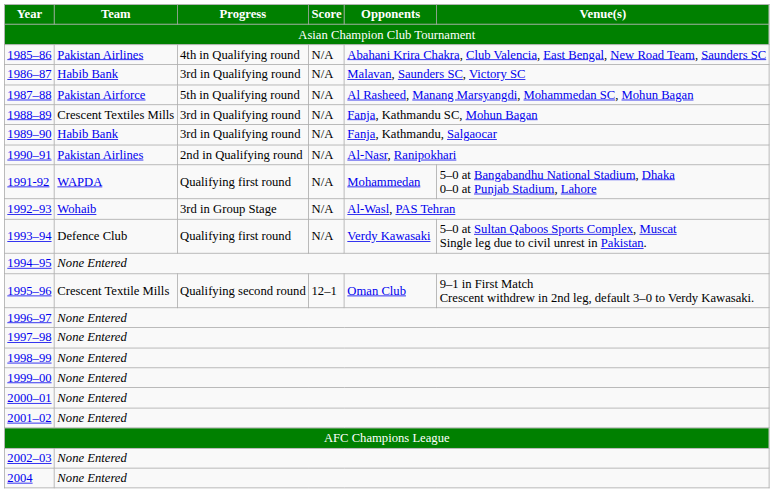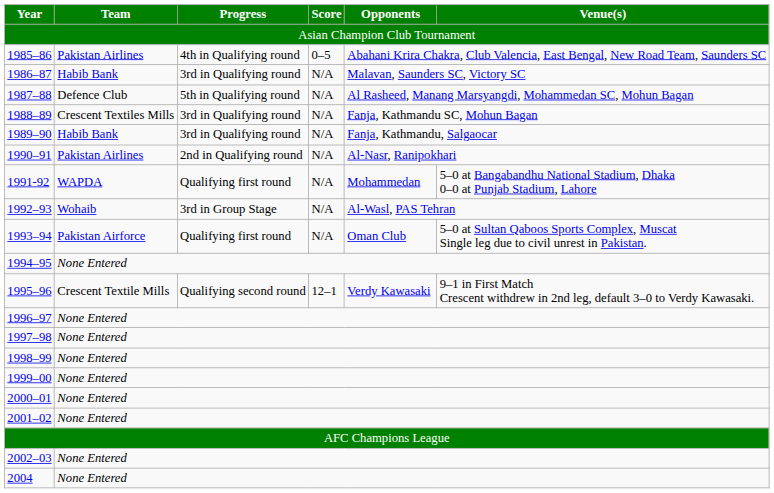(322, 54) N/A -> (321, 54) 0–5
(101, 94) Pakistan Airforce -> (92, 94) Defence Club
(92, 236) Defence Club -> (101, 236) Pakistan Airforce
(389, 236) Verdy Kawasaki -> (377, 236) Oman Club
(377, 290) Oman Club -> (389, 290) Verdy Kawasaki
